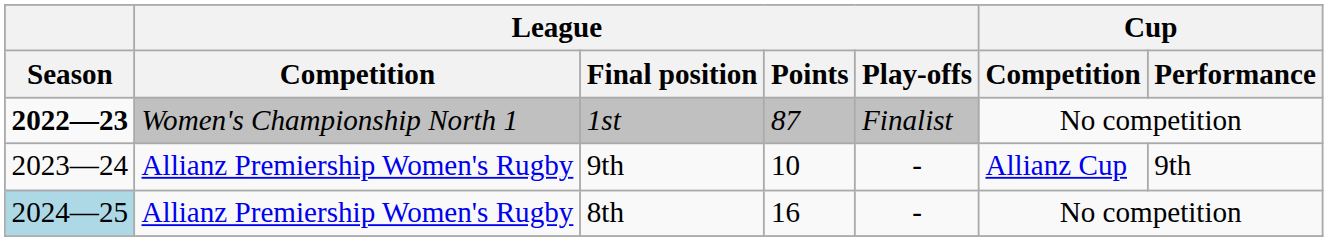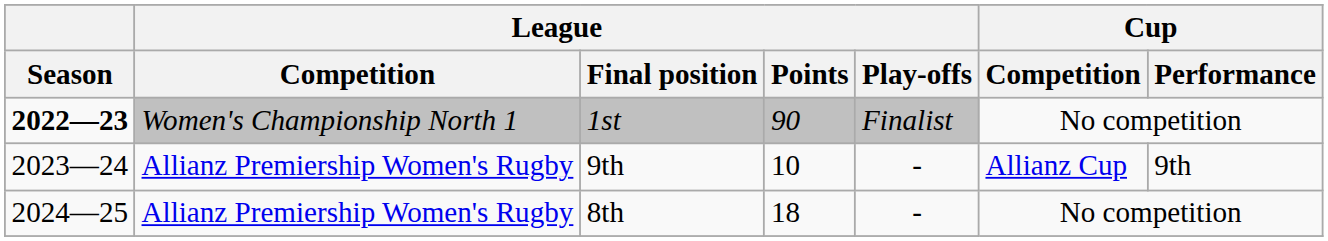(786, 119) 87 -> (786, 119) 90
(70, 212) lightblue background -> (70, 212) no background
(786, 212) 16 -> (786, 212) 18
